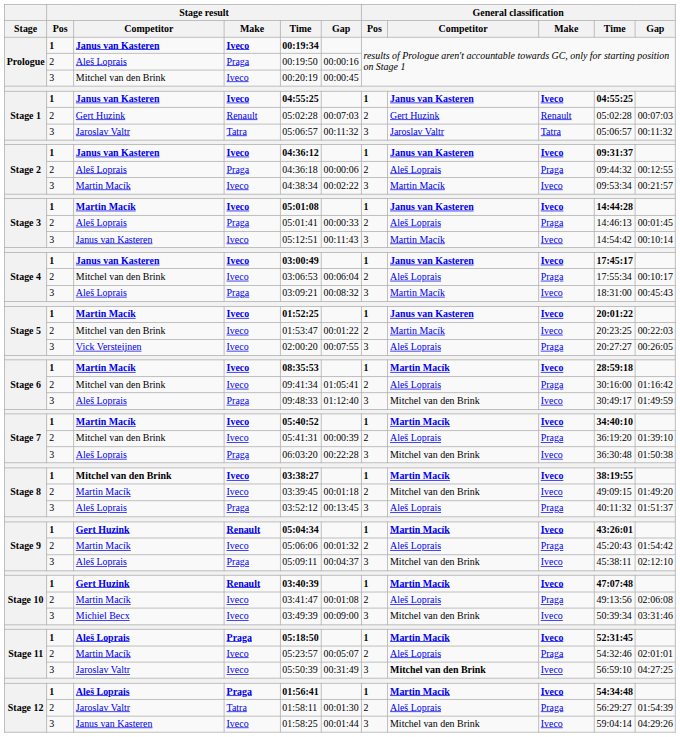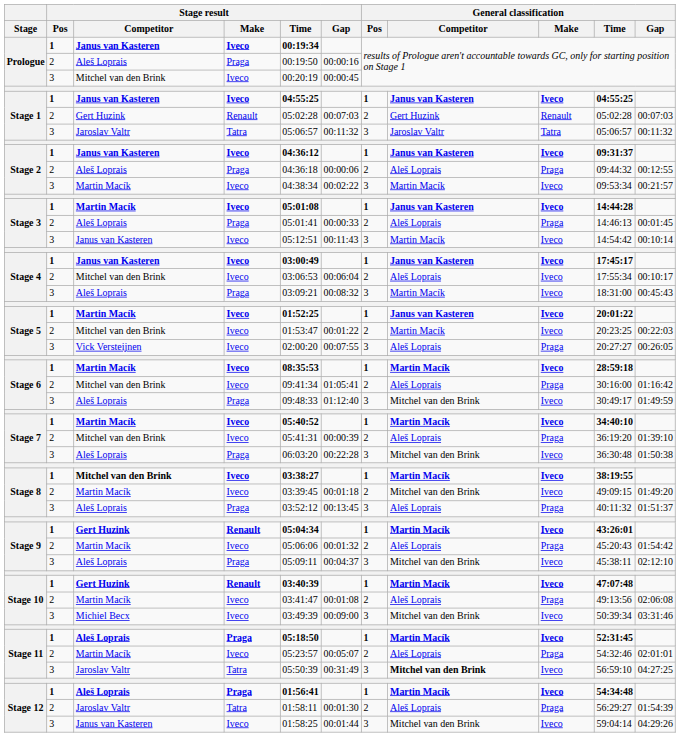(552, 276) Praga -> (552, 276) Iveco
(238, 670) Iveco -> (237, 670) Tatra
